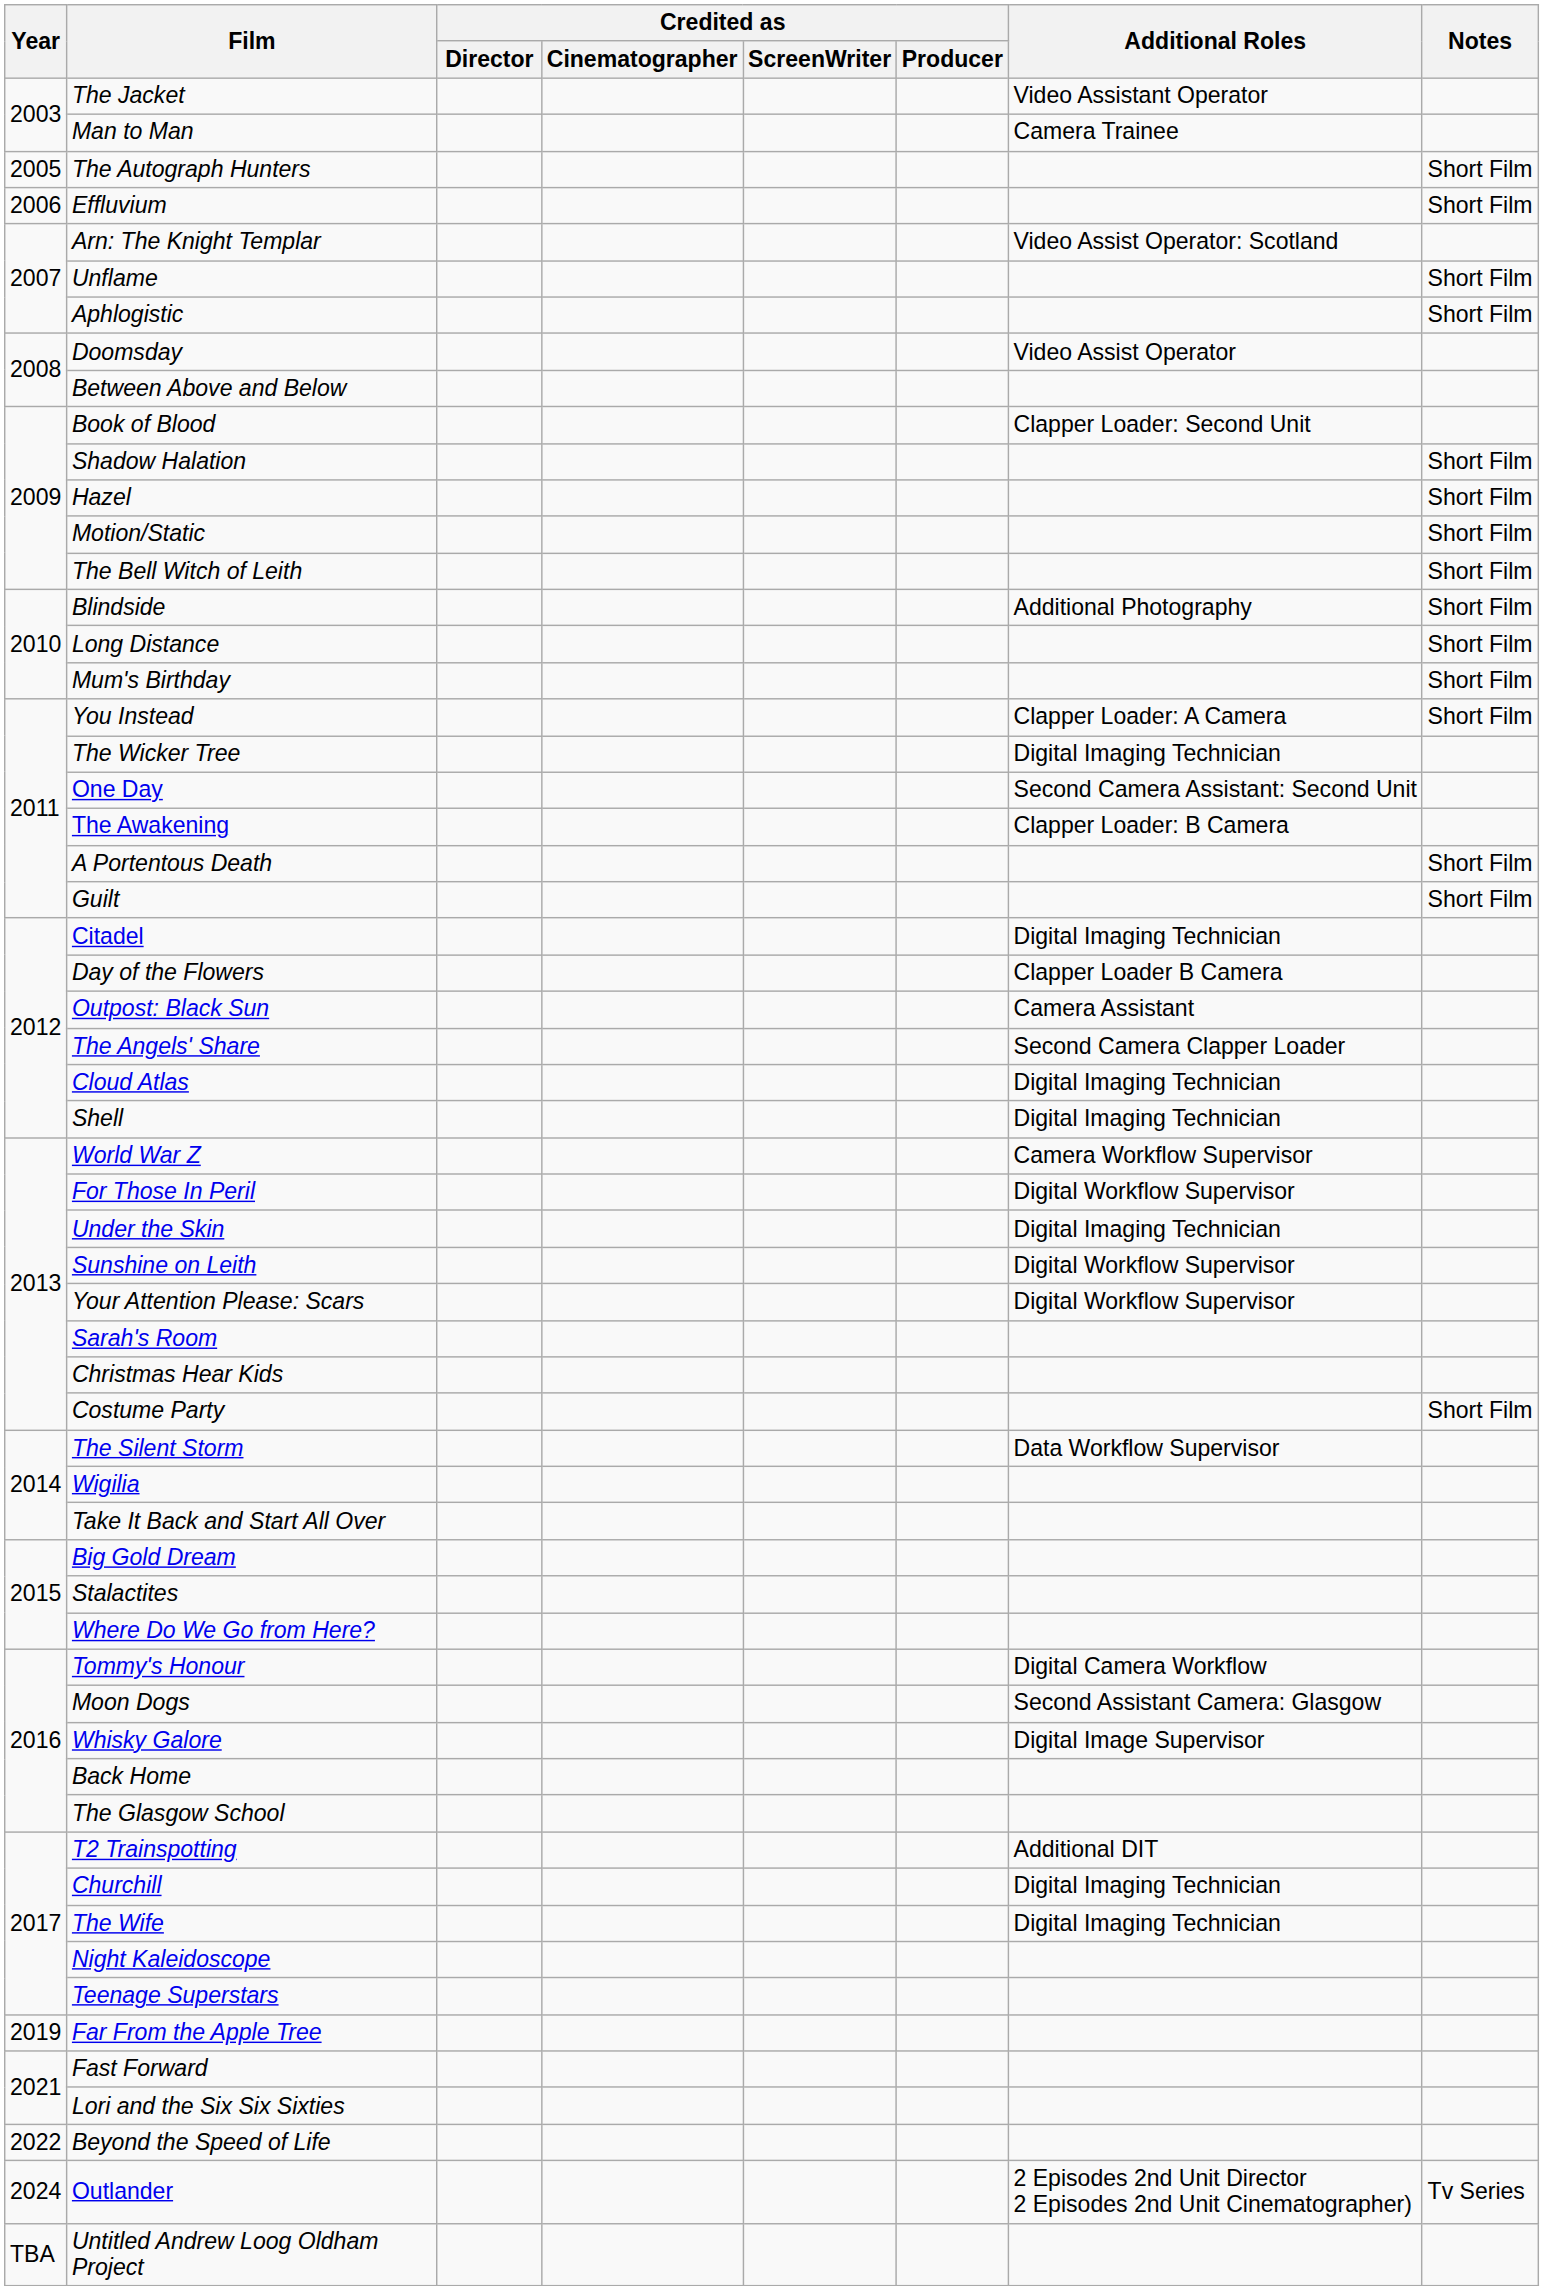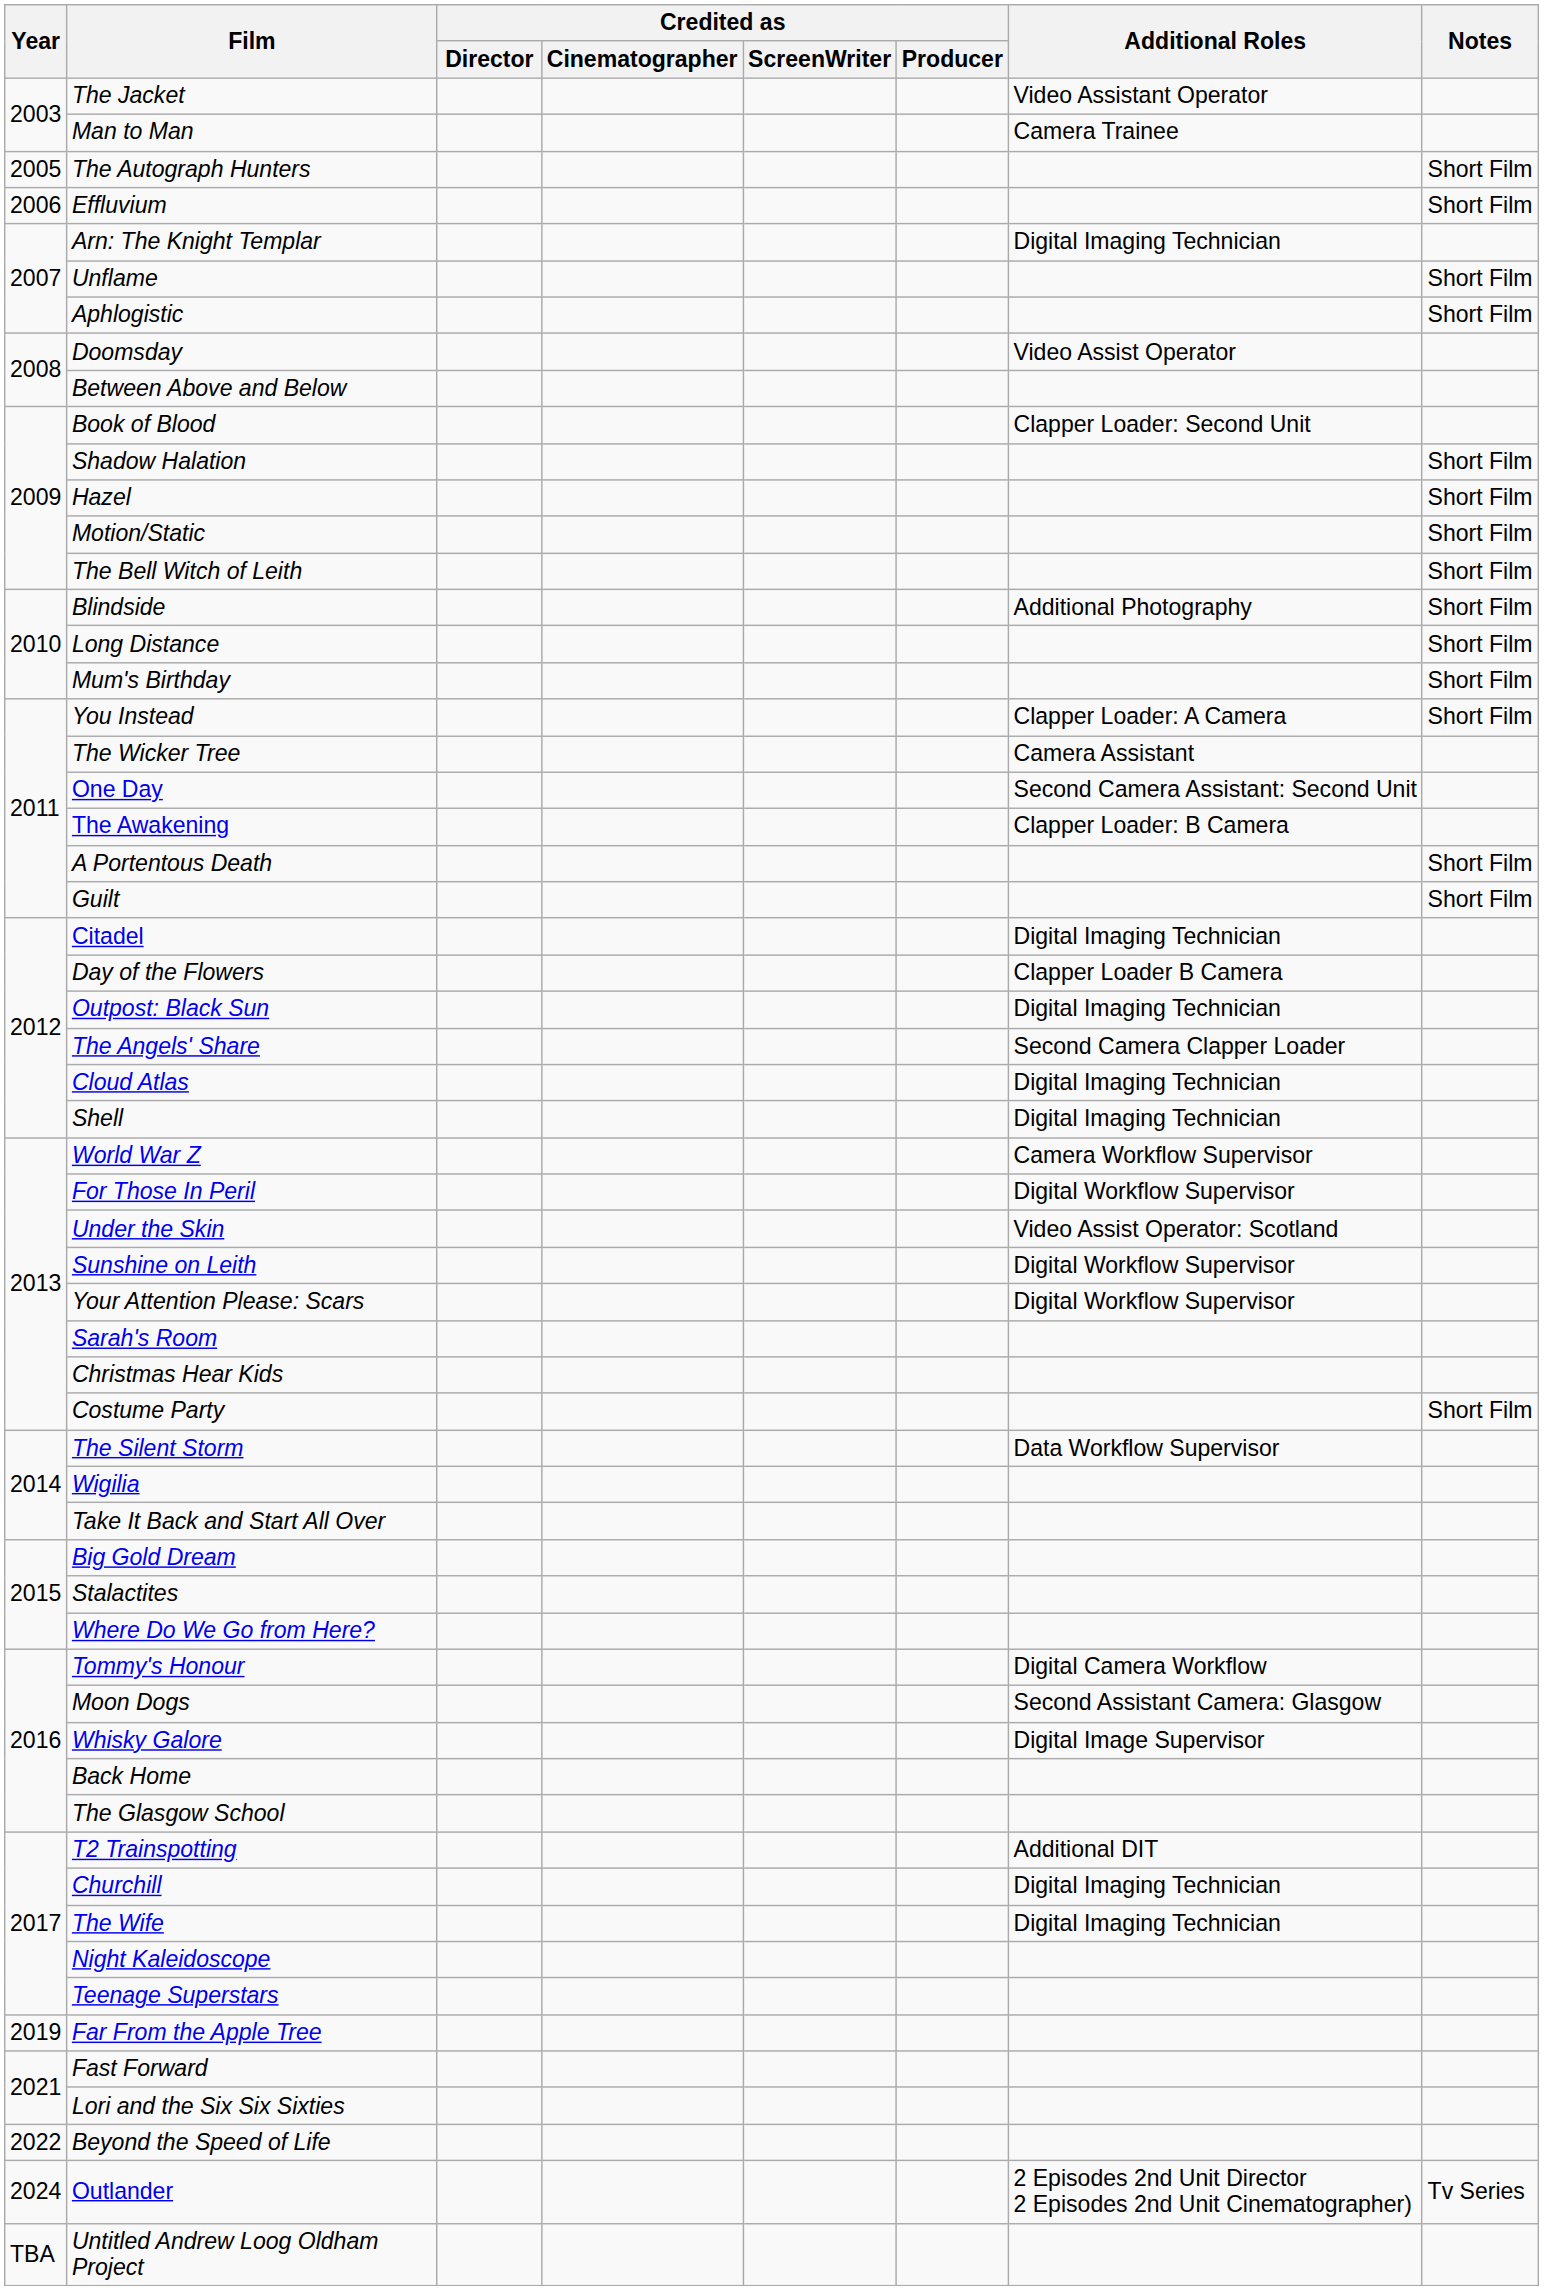(1176, 242) Video Assist Operator: Scotland -> (1147, 242) Digital Imaging Technician
(1147, 753) Digital Imaging Technician -> (1104, 753) Camera Assistant
(1104, 1009) Camera Assistant -> (1147, 1009) Digital Imaging Technician
(1147, 1228) Digital Imaging Technician -> (1176, 1228) Video Assist Operator: Scotland
